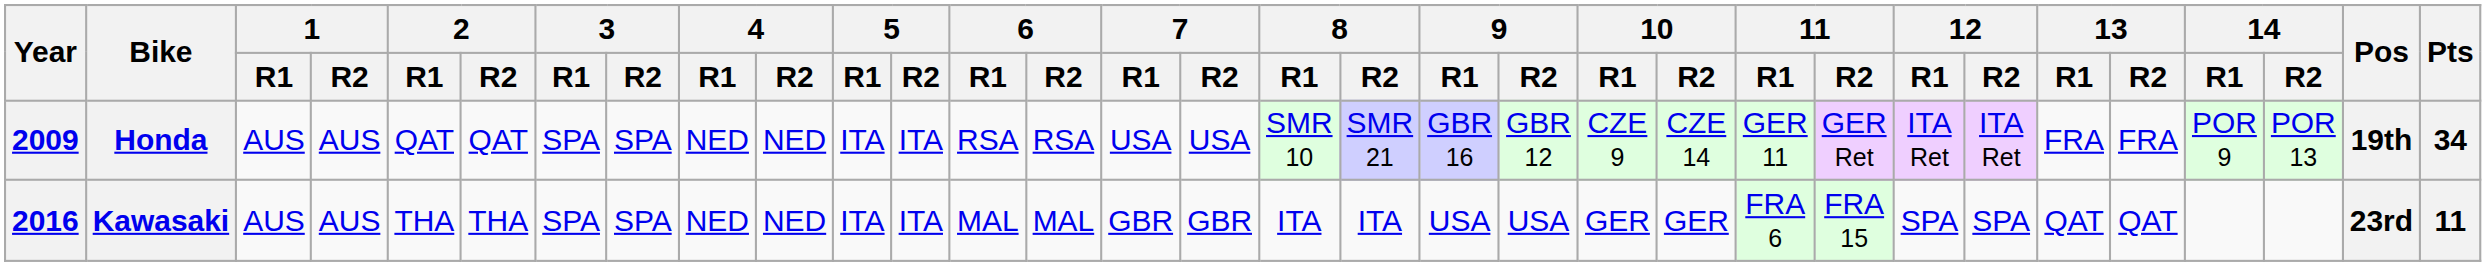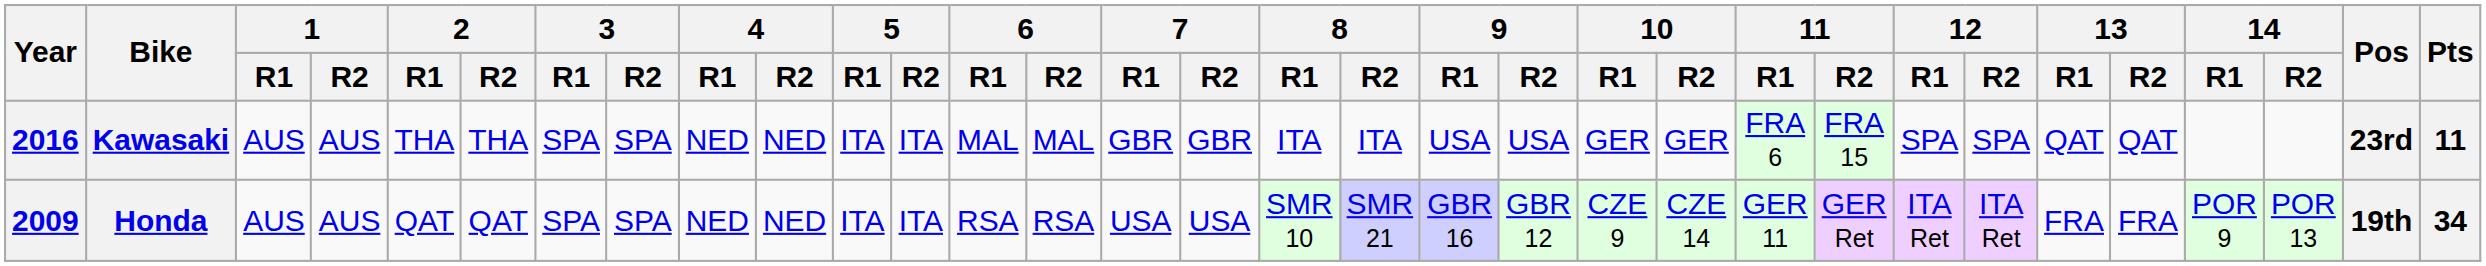rows swapped: (161, 140) <-> (161, 221)
